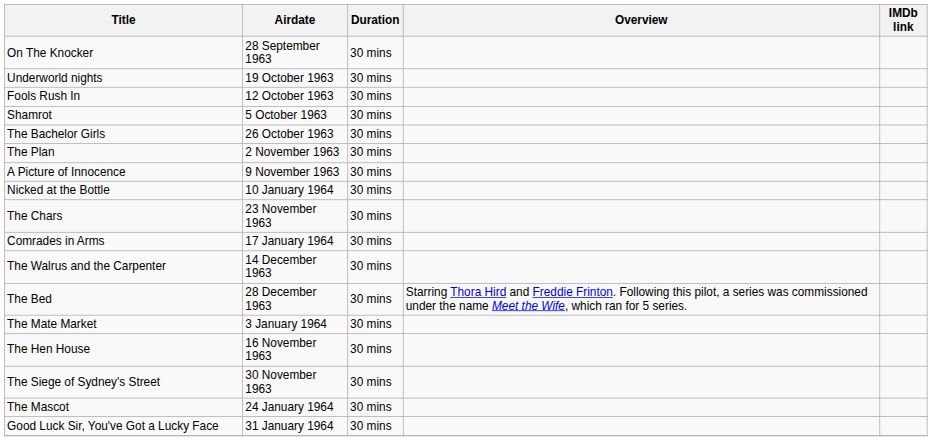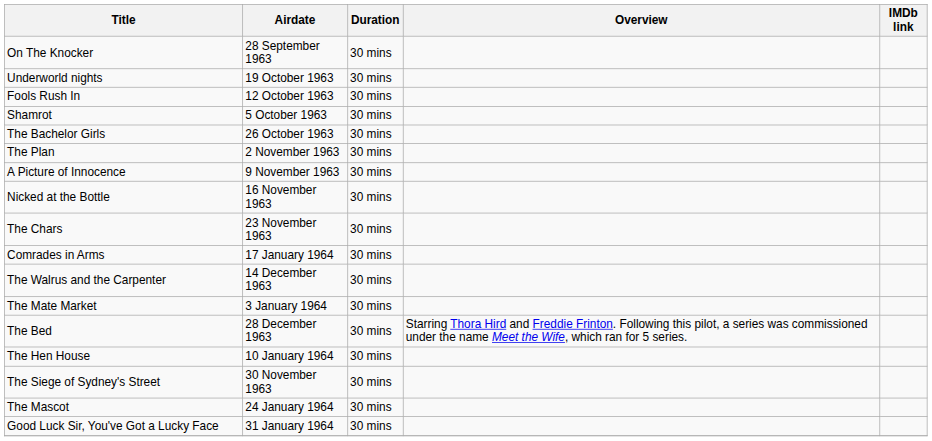(289, 190) 10 January 1964 -> (281, 197) 16 November 1963
rows swapped: (29, 299) <-> (52, 324)
(281, 350) 16 November 1963 -> (289, 356) 10 January 1964
